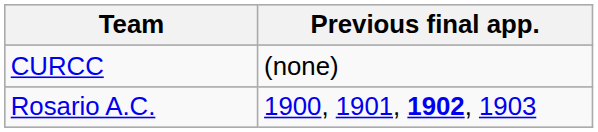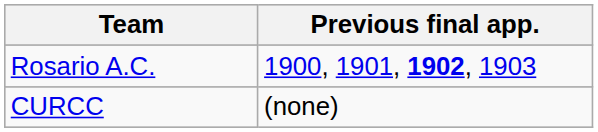rows swapped: (83, 106) <-> (57, 65)
